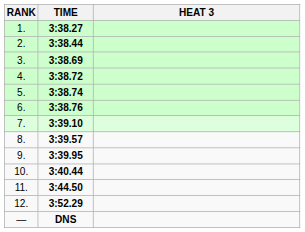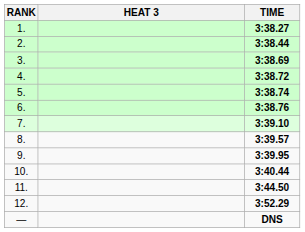columns swapped: (196, 13) <-> (66, 13)
